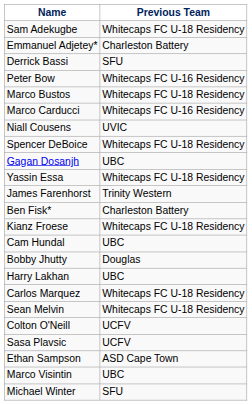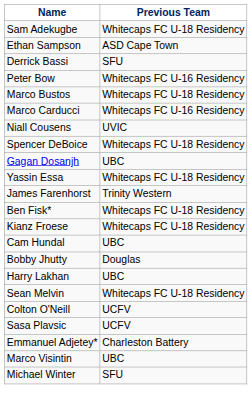rows swapped: (52, 45) <-> (44, 359)
(145, 210) Charleston Battery -> (173, 210) Whitecaps FC U-18 Residency
- row: (43, 293)
